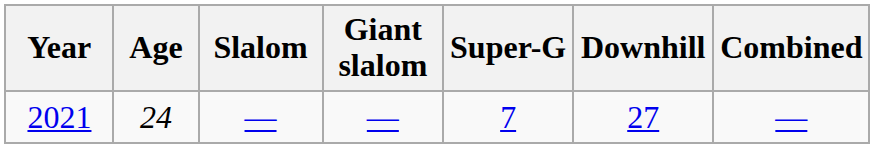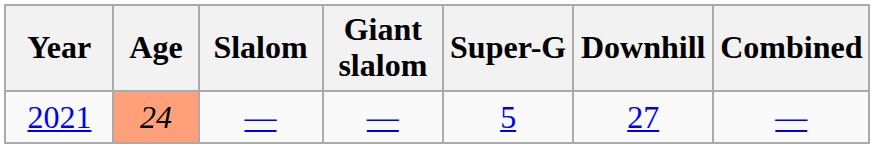(156, 116) no background -> (156, 116) lightsalmon background
(508, 116) 7 -> (508, 116) 5
